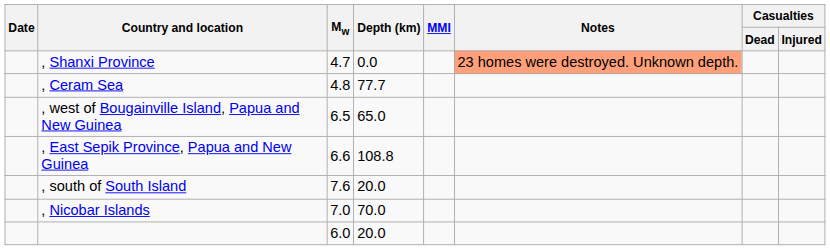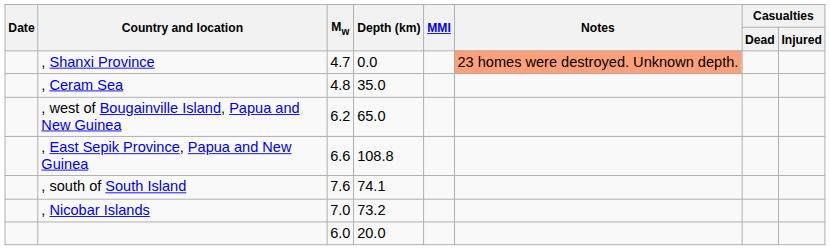(371, 85) 77.7 -> (371, 85) 35.0
(340, 116) 6.5 -> (340, 116) 6.2
(371, 187) 20.0 -> (371, 187) 74.1
(371, 210) 70.0 -> (371, 210) 73.2
